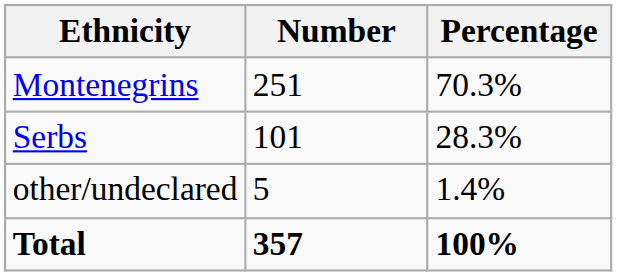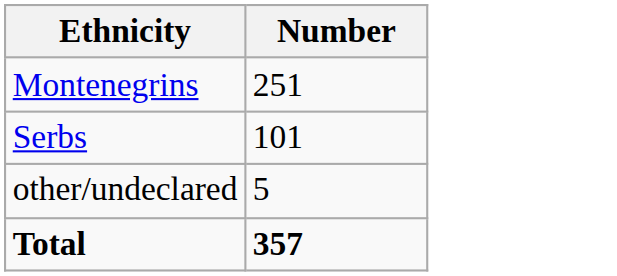- column: (519, 31)
